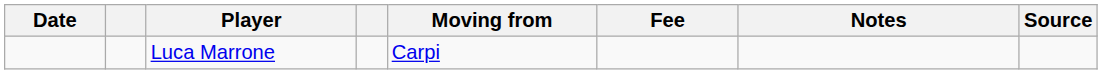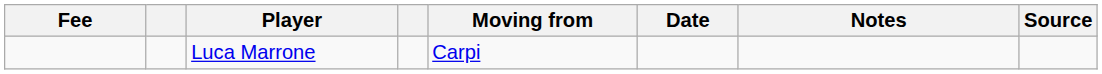columns swapped: (55, 20) <-> (668, 20)
